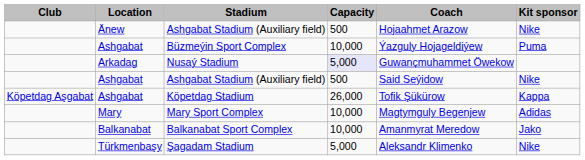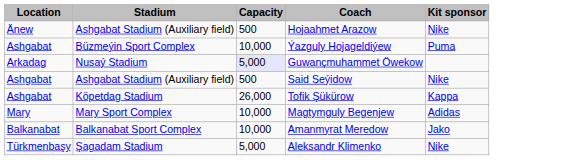- column: (50, 12)
